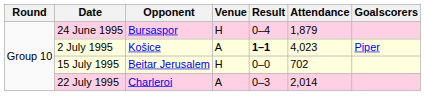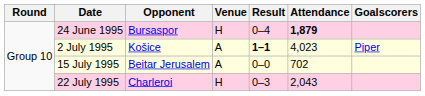(304, 30) normal -> (304, 30) bold
(219, 64) H -> (218, 64) A
(218, 82) A -> (219, 82) H
(304, 82) 2,014 -> (304, 82) 2,043
